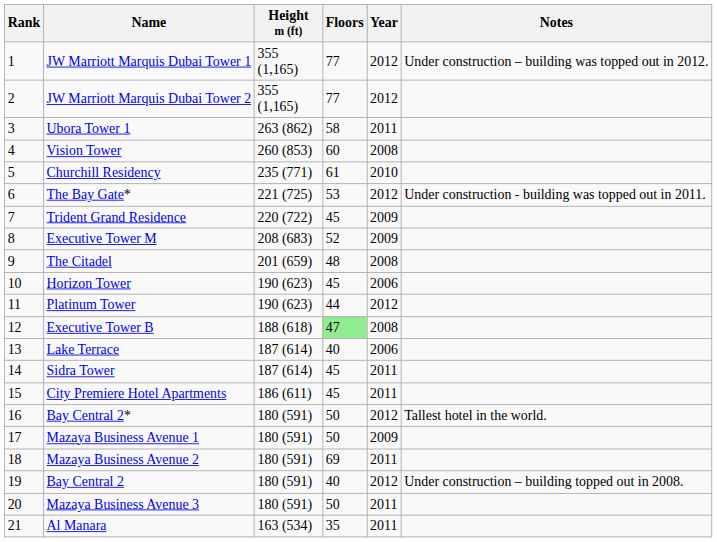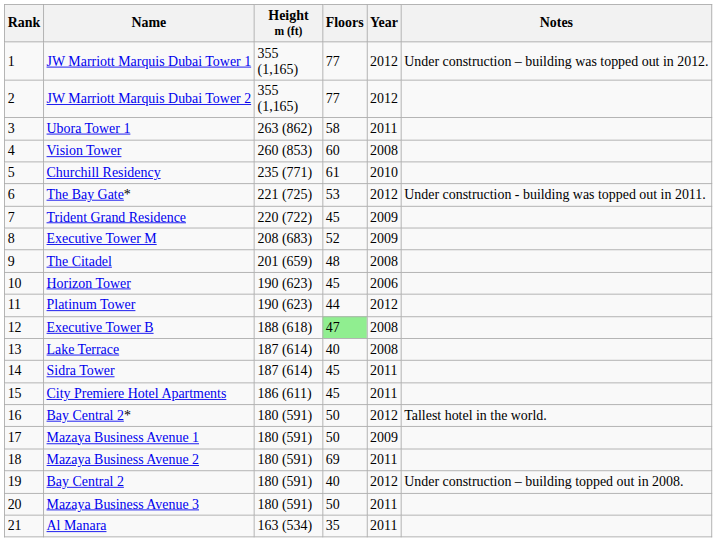(384, 349) 2006 -> (384, 349) 2008
